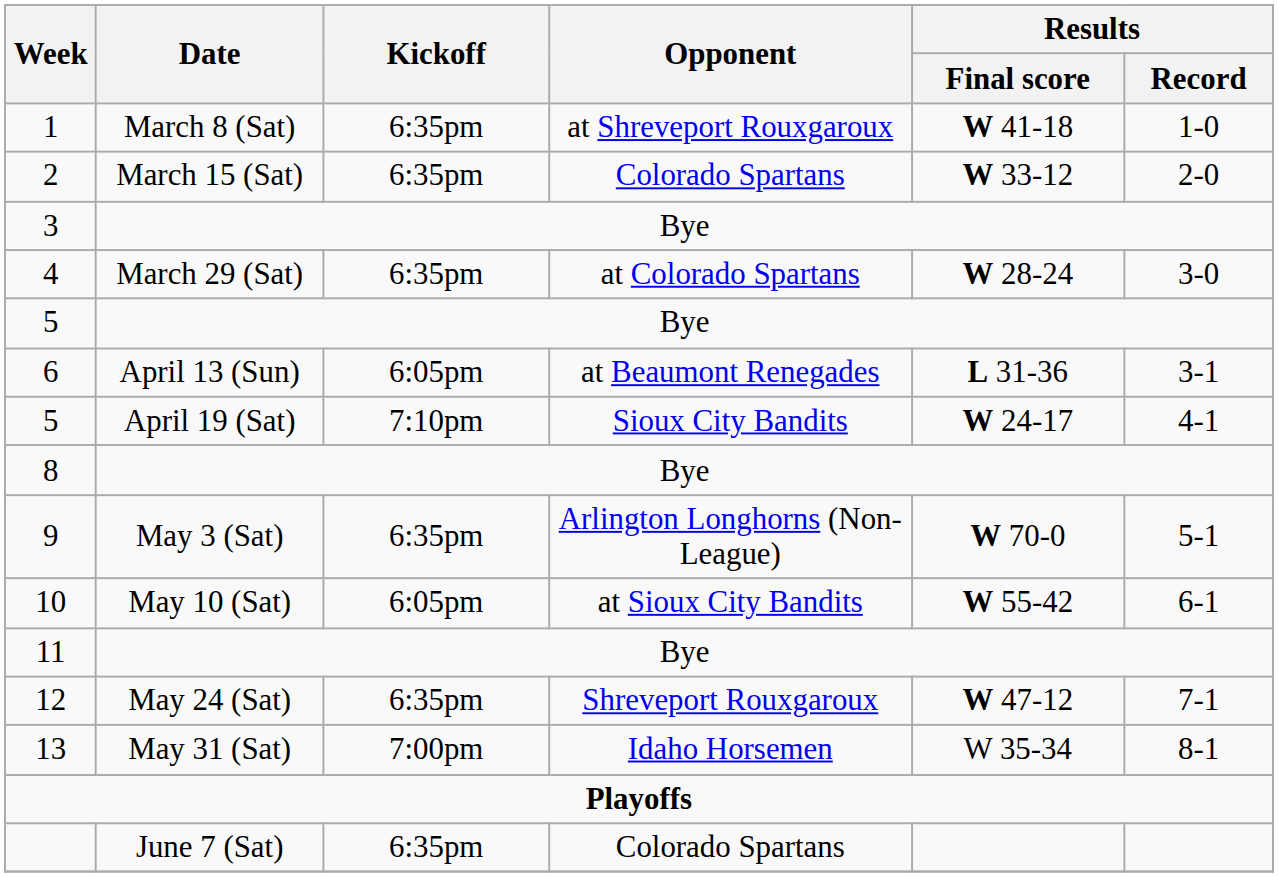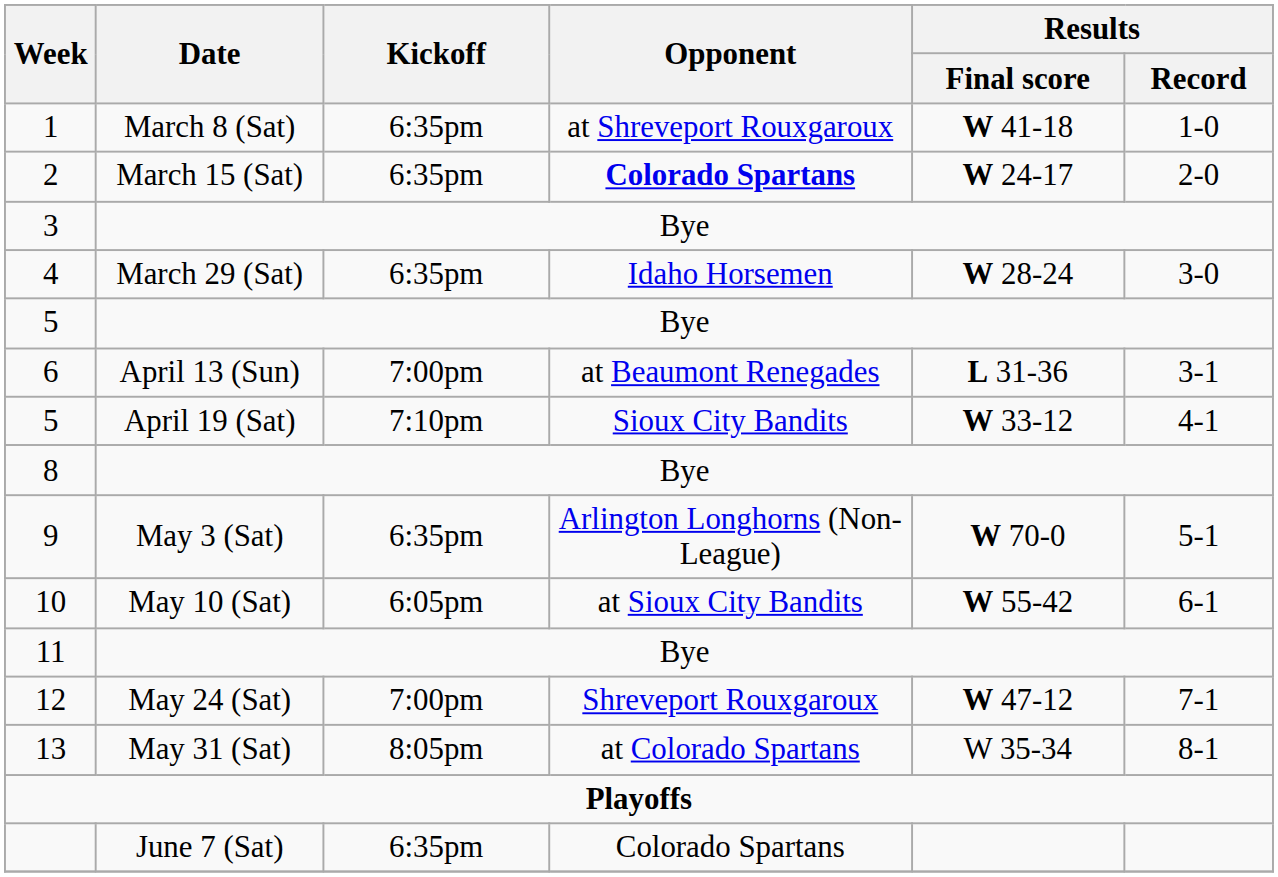(730, 175) normal -> (730, 175) bold
(1018, 175) W 33-12 -> (1018, 175) W 24-17
(730, 273) at Colorado Spartans -> (730, 273) Idaho Horsemen
(436, 371) 6:05pm -> (436, 371) 7:00pm
(1018, 420) W 24-17 -> (1018, 420) W 33-12
(436, 700) 6:35pm -> (436, 700) 7:00pm
(436, 749) 7:00pm -> (436, 749) 8:05pm
(730, 749) Idaho Horsemen -> (730, 749) at Colorado Spartans
